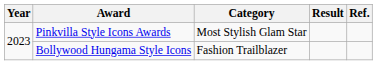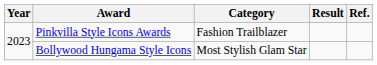(252, 32) Most Stylish Glam Star -> (242, 32) Fashion Trailblazer
(242, 50) Fashion Trailblazer -> (252, 50) Most Stylish Glam Star
